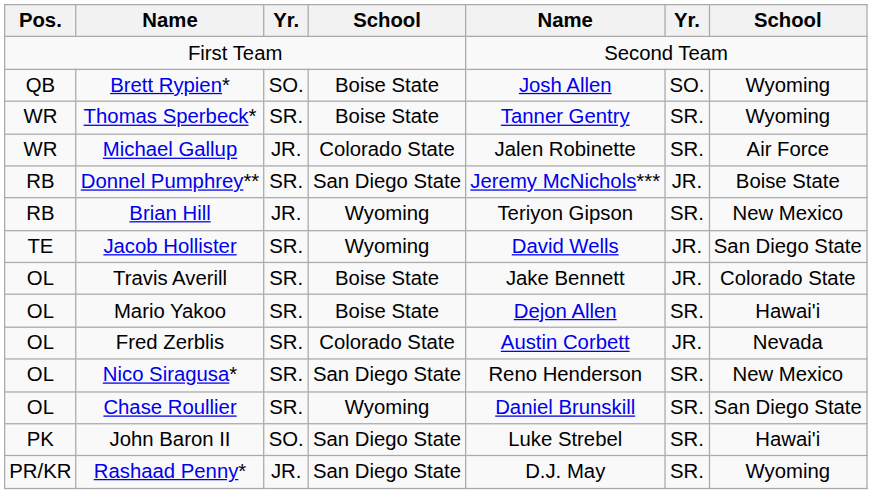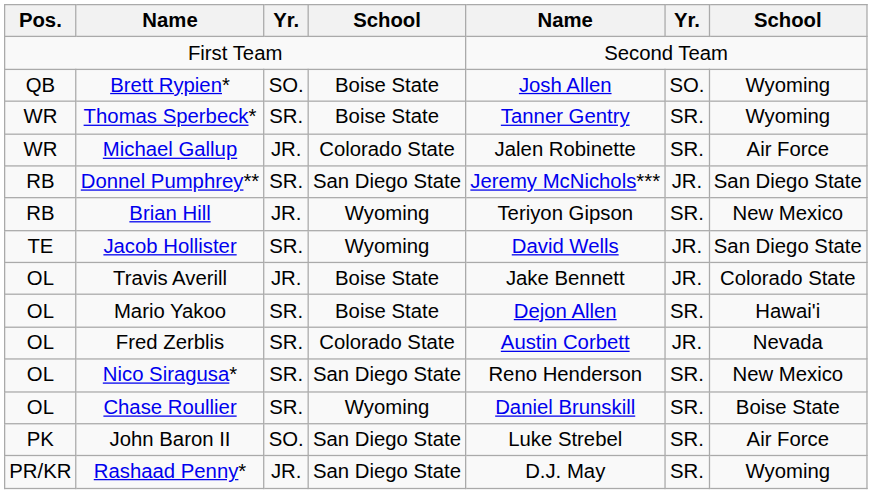(788, 181) Boise State -> (788, 181) San Diego State
(286, 278) SR. -> (286, 278) JR.
(788, 407) San Diego State -> (788, 407) Boise State
(788, 439) Hawai'i -> (788, 439) Air Force
